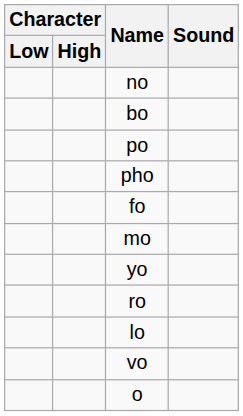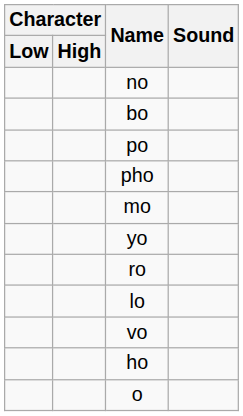- row: (137, 207)
+ row: (137, 363)
